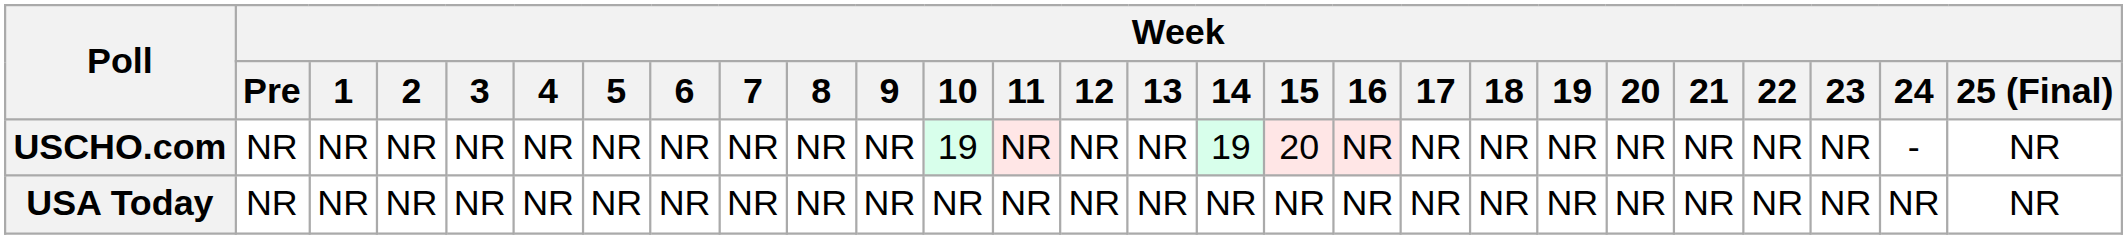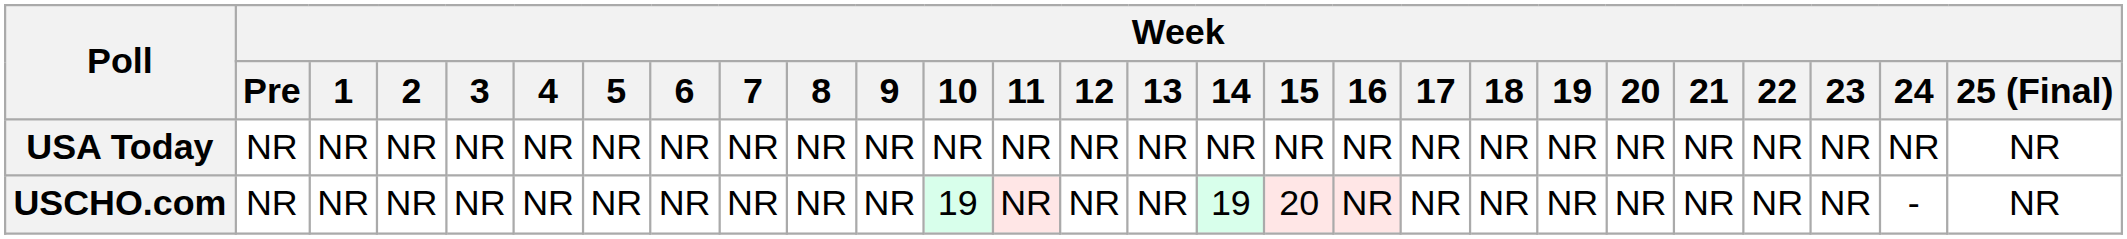rows swapped: (120, 146) <-> (120, 203)
